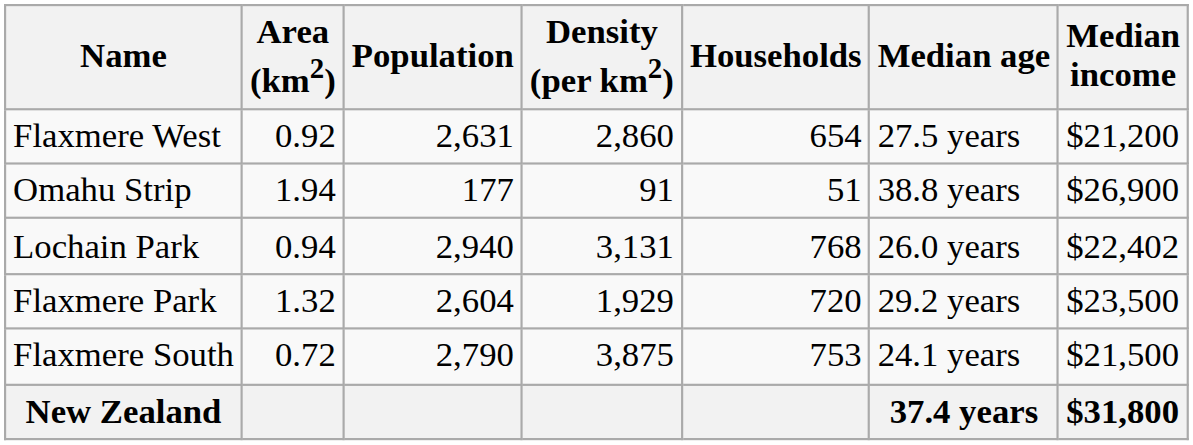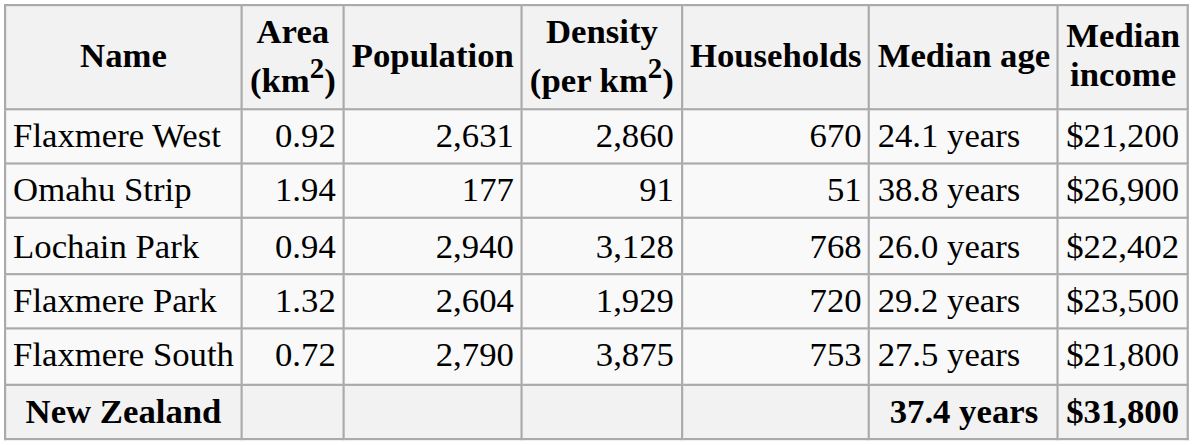(836, 135) 654 -> (836, 135) 670
(949, 135) 27.5 years -> (949, 135) 24.1 years
(635, 245) 3,131 -> (635, 245) 3,128
(949, 355) 24.1 years -> (949, 355) 27.5 years
(1123, 355) $21,500 -> (1123, 355) $21,800
